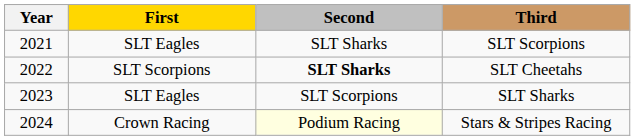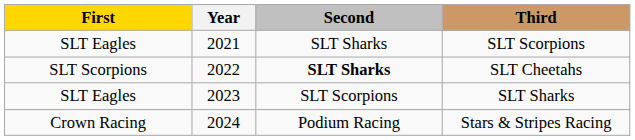columns swapped: (36, 17) <-> (162, 17)
(349, 122) lightyellow background -> (349, 122) no background
